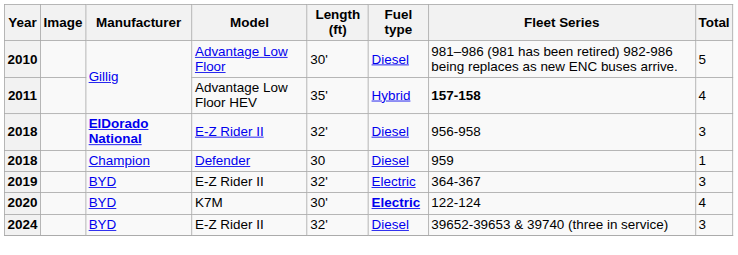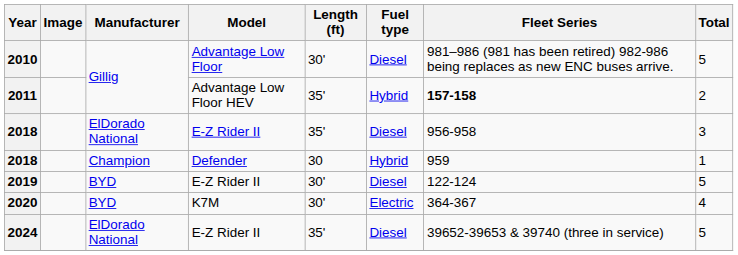(702, 95) 4 -> (702, 95) 2
(119, 132) bold -> (117, 132) normal
(319, 132) 32' -> (317, 132) 35'
(390, 160) Diesel -> (389, 160) Hybrid
(319, 182) 32' -> (317, 182) 30'
(394, 182) Electric -> (388, 182) Diesel
(456, 182) 364-367 -> (452, 182) 122-124
(702, 182) 3 -> (702, 182) 5
(396, 203) bold -> (391, 203) normal
(456, 203) 122-124 -> (452, 203) 364-367
(102, 224) BYD -> (117, 232) ElDorado National
(319, 224) 32' -> (317, 232) 35'
(702, 224) 3 -> (702, 232) 5
